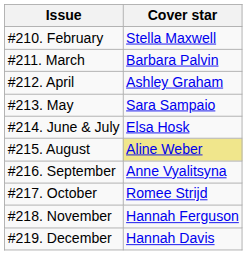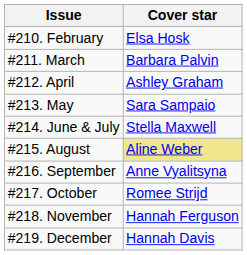(171, 37) Stella Maxwell -> (158, 37) Elsa Hosk
(158, 127) Elsa Hosk -> (171, 127) Stella Maxwell
